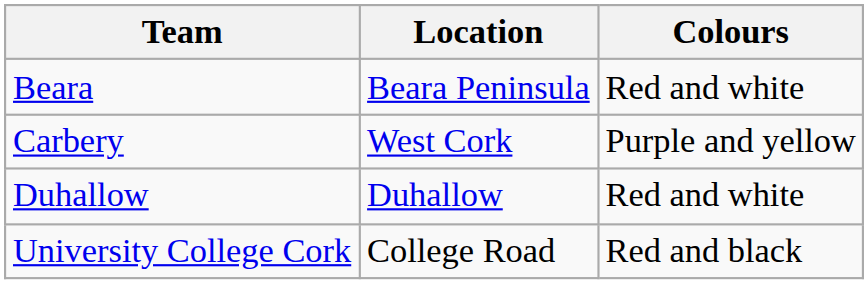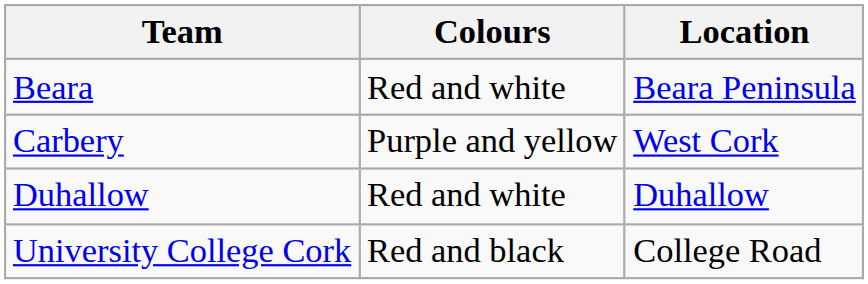columns swapped: (478, 31) <-> (731, 31)
